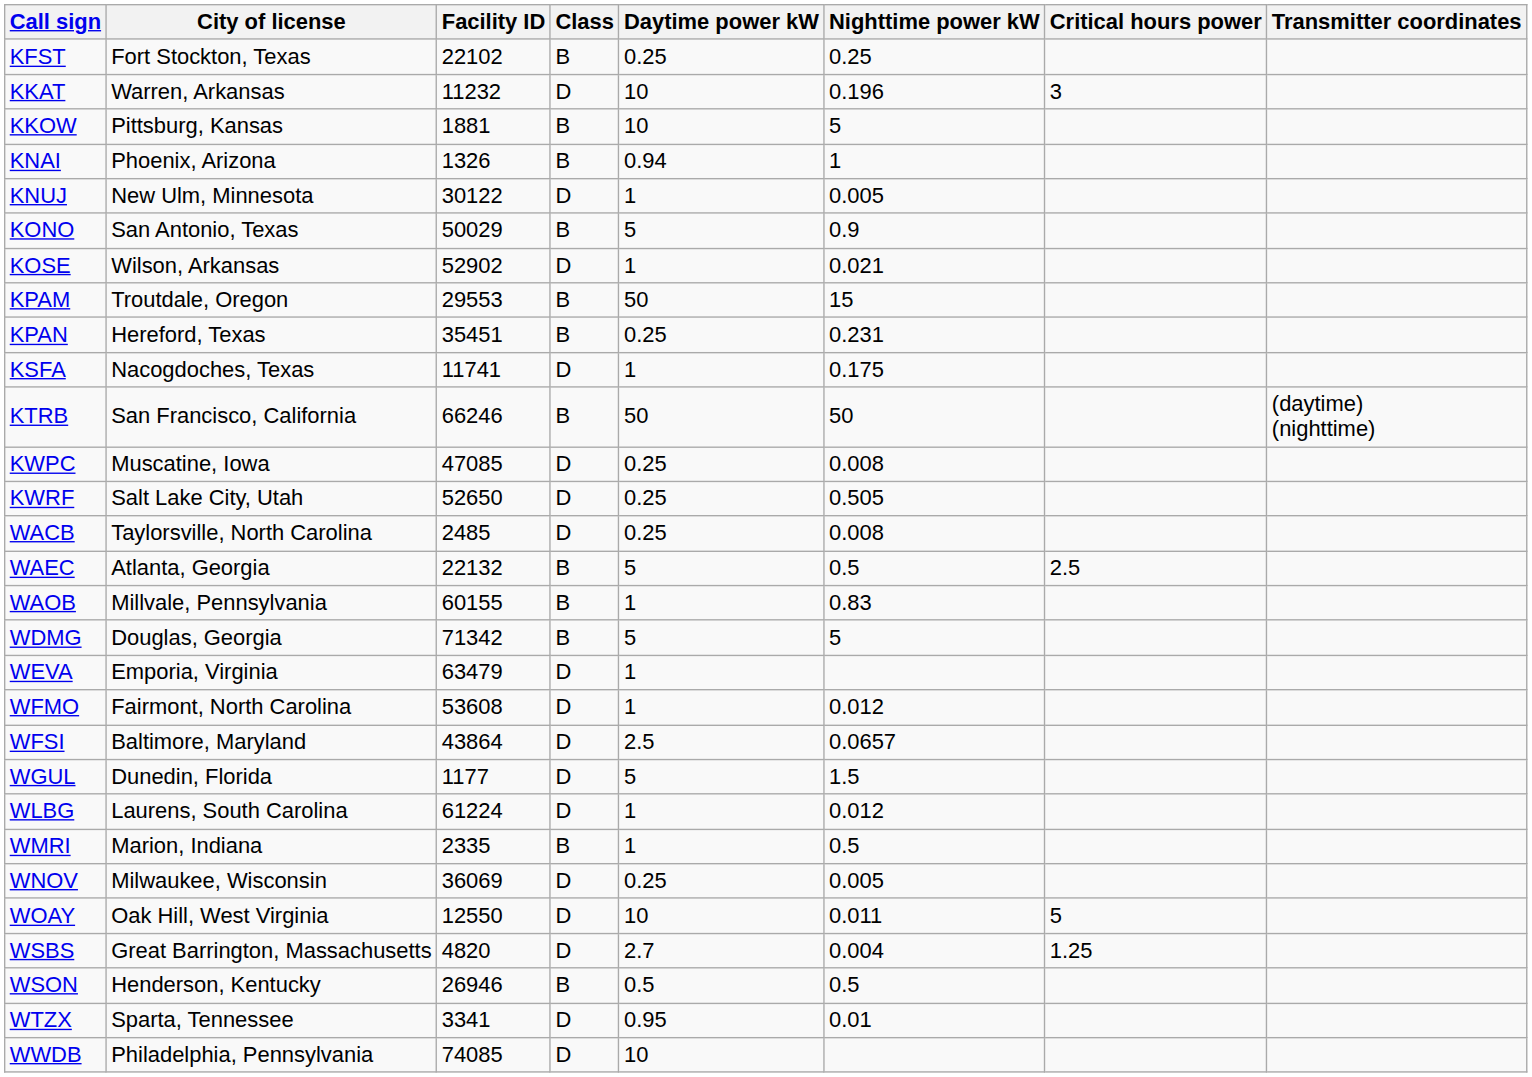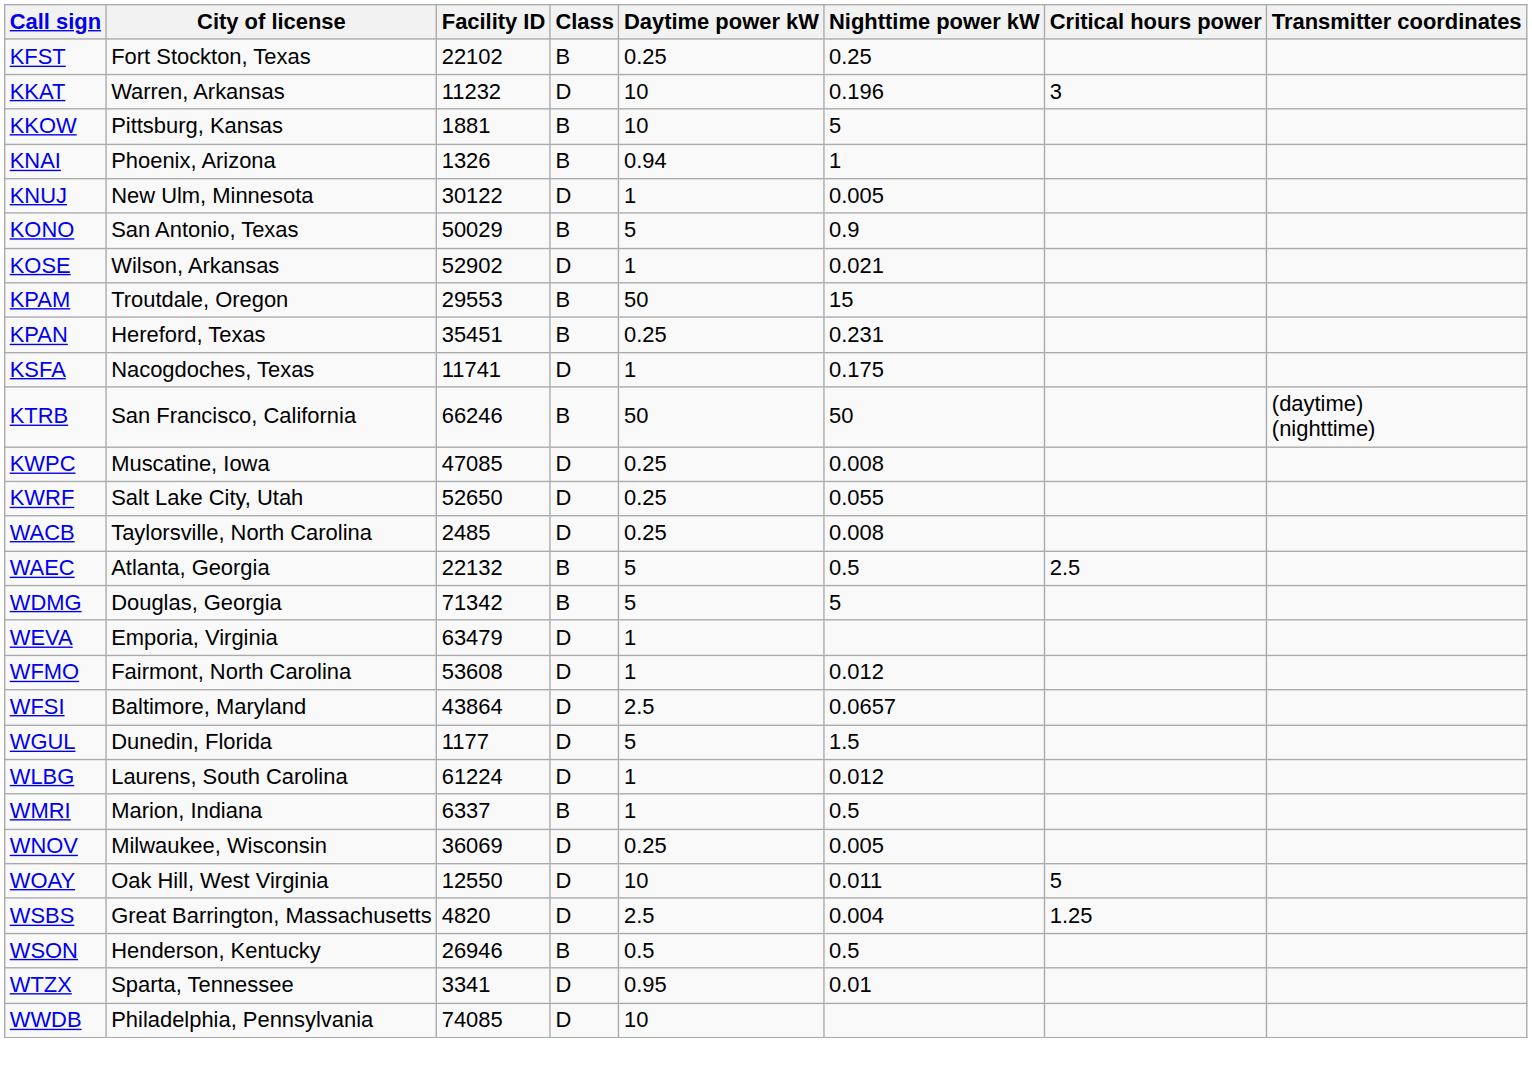(856, 498) 0.505 -> (856, 498) 0.055
- row: (43, 602)
(466, 846) 2335 -> (466, 811) 6337
(639, 950) 2.7 -> (639, 915) 2.5
